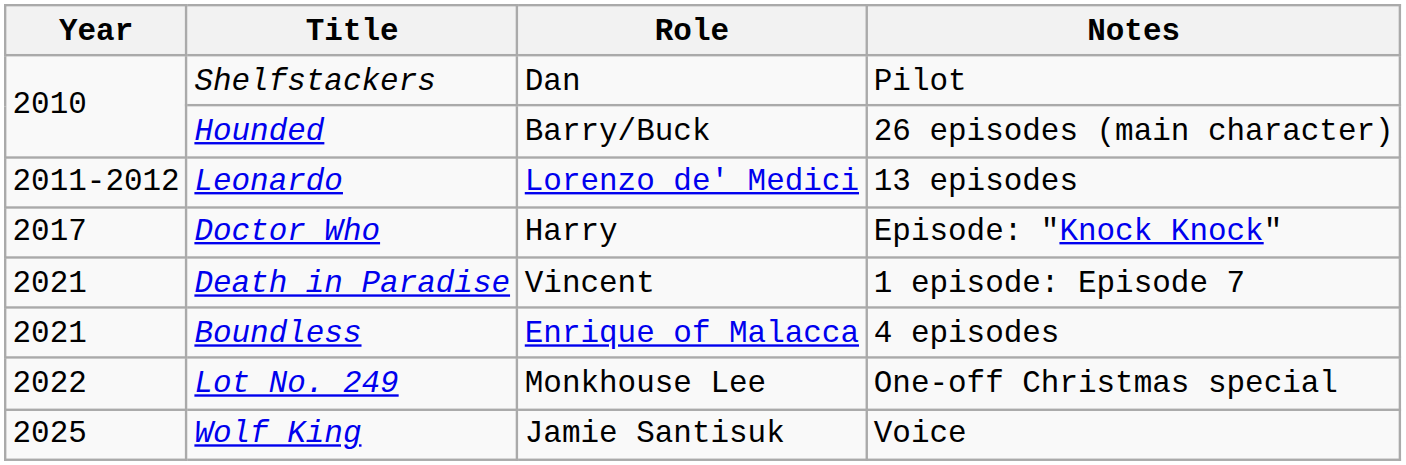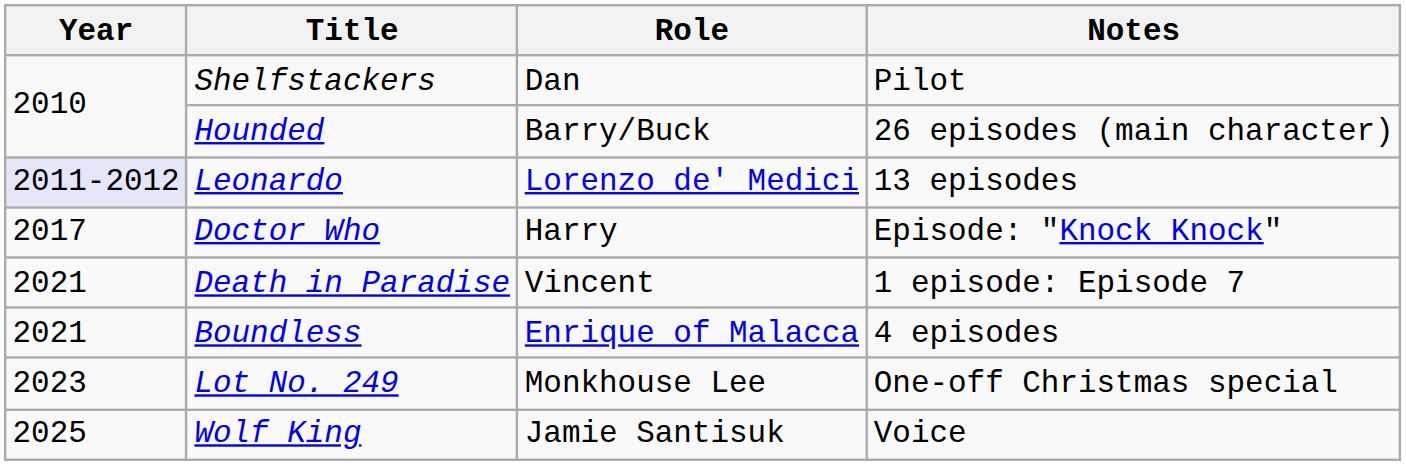(96, 182) no background -> (96, 182) lavender background
(50, 383) 2022 -> (50, 383) 2023
